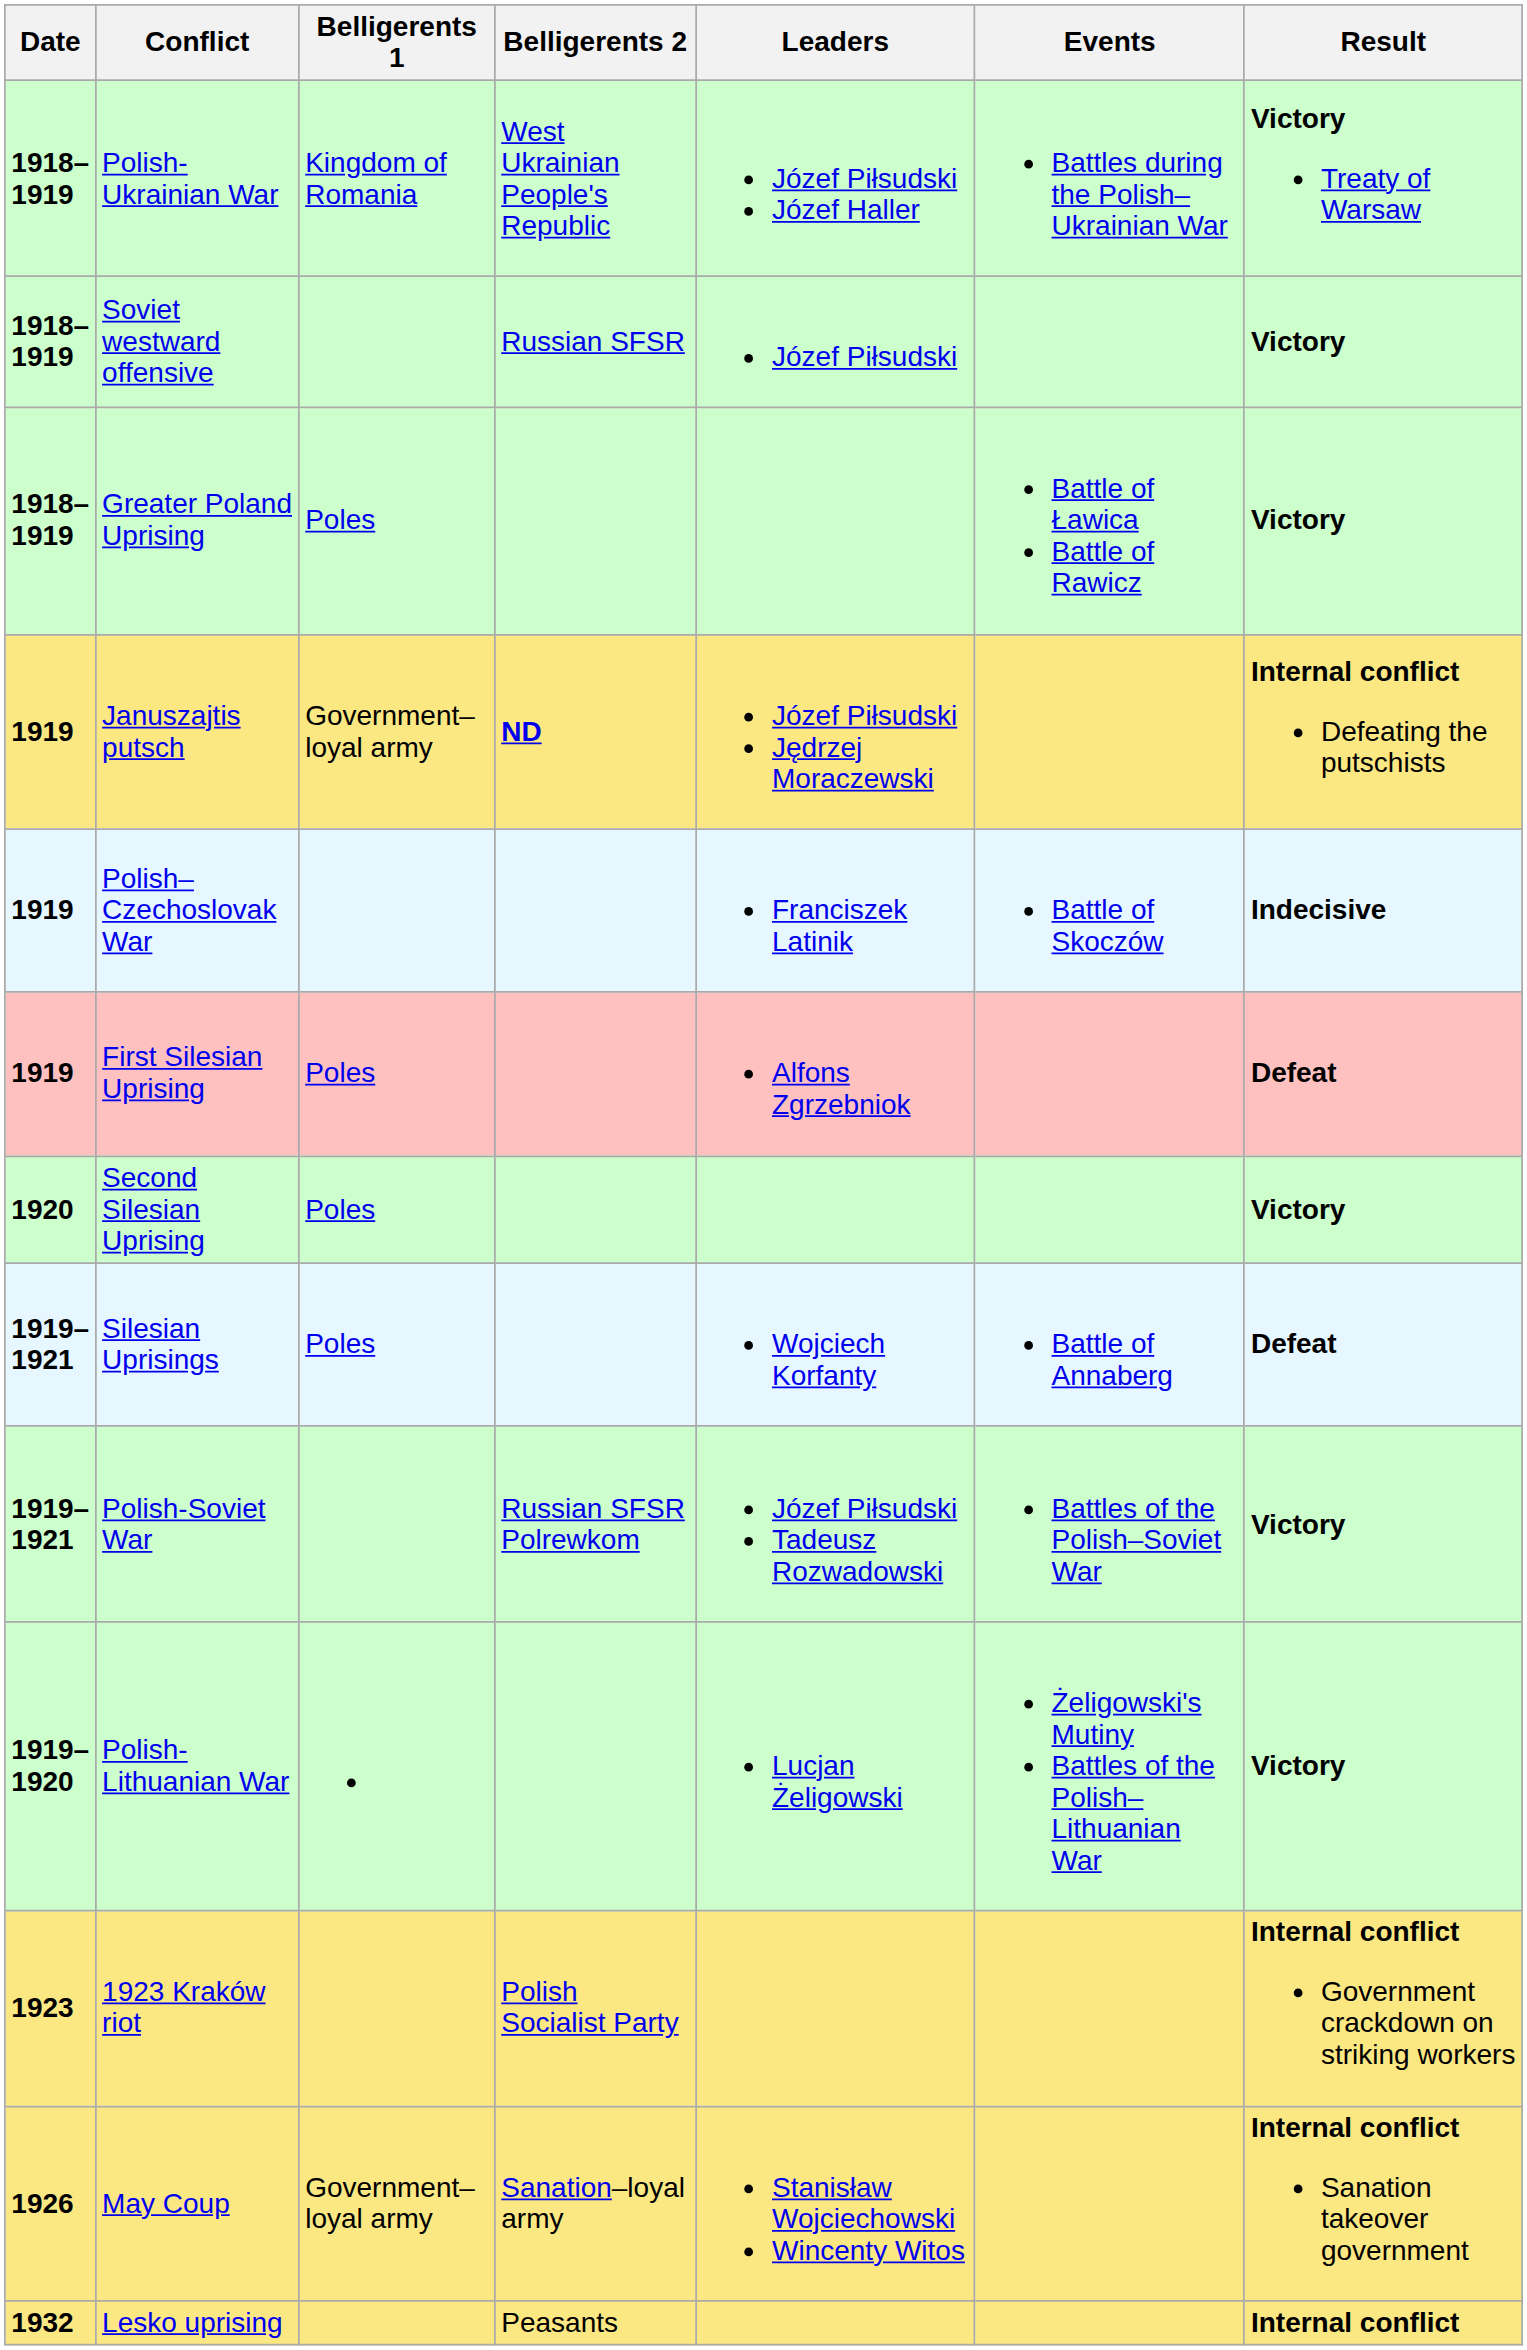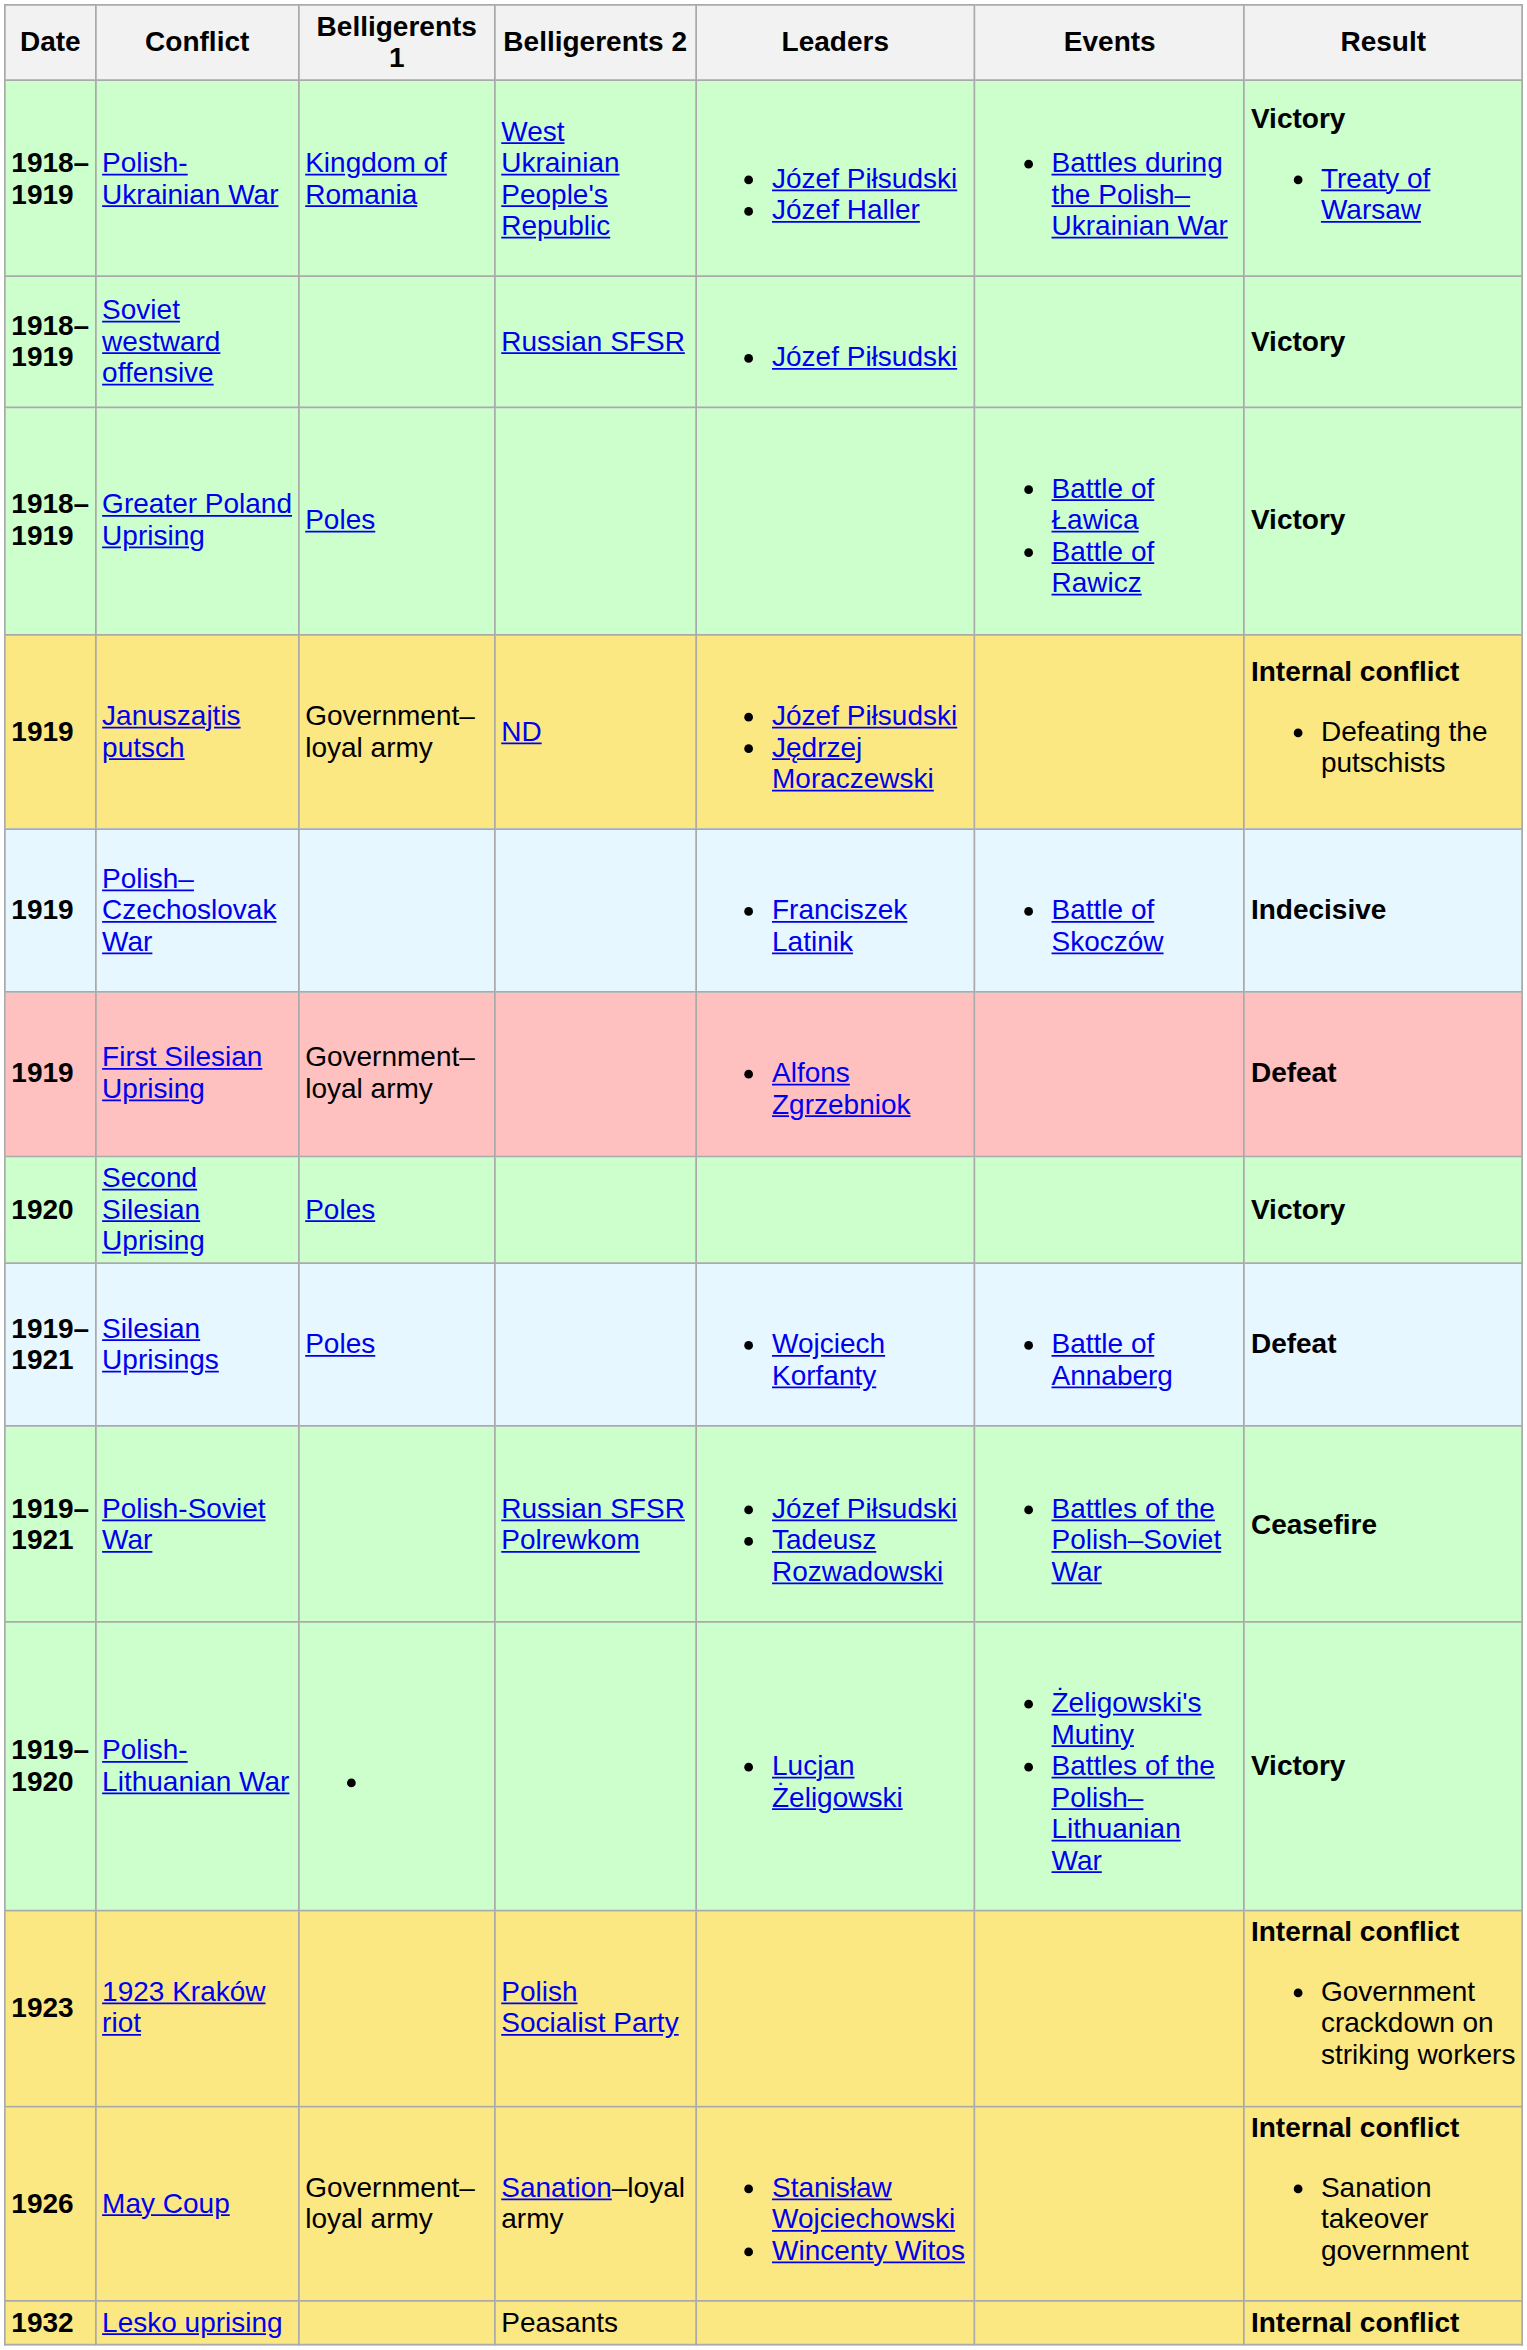(521, 731) bold -> (521, 731) normal
(340, 1073) Poles -> (390, 1073) Government–loyal army
(1298, 1523) Victory -> (1314, 1523) Ceasefire
